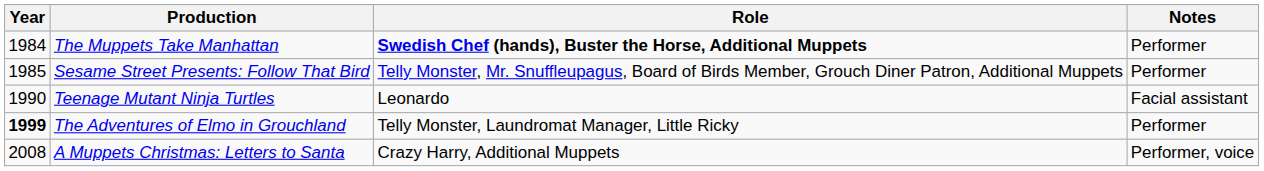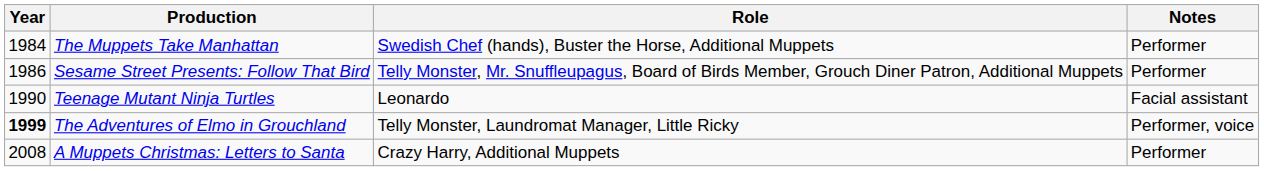(622, 44) bold -> (606, 44) normal
(27, 71) 1985 -> (27, 71) 1986
(1168, 125) Performer -> (1193, 125) Performer, voice
(1193, 152) Performer, voice -> (1168, 152) Performer
